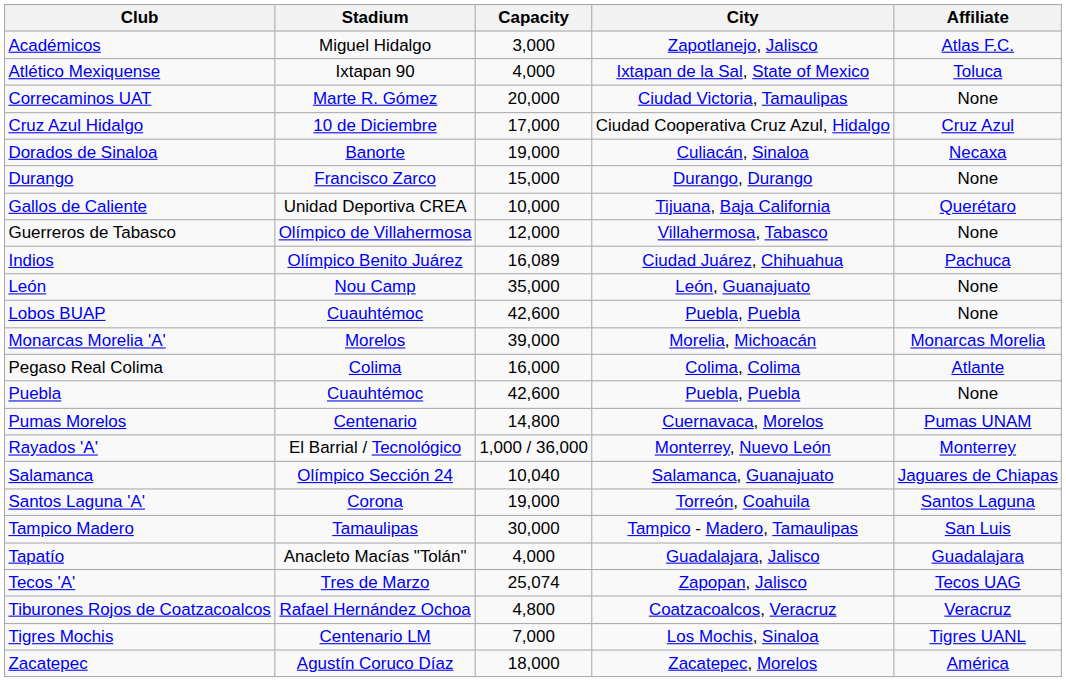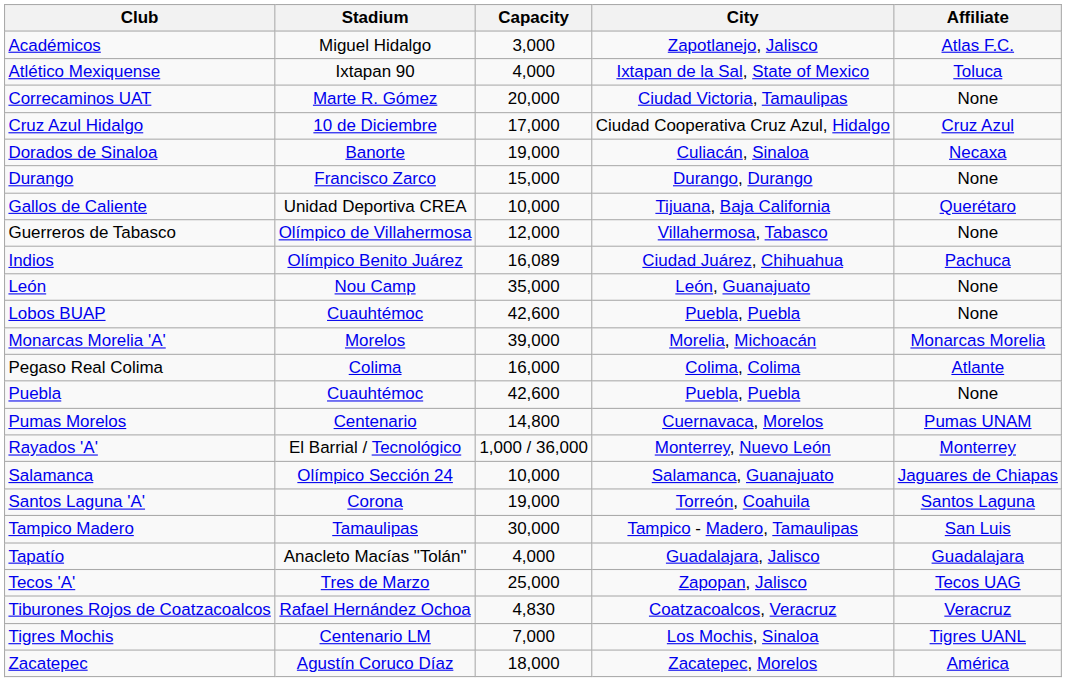(534, 475) 10,040 -> (534, 475) 10,000
(534, 582) 25,074 -> (534, 582) 25,000
(534, 609) 4,800 -> (534, 609) 4,830
